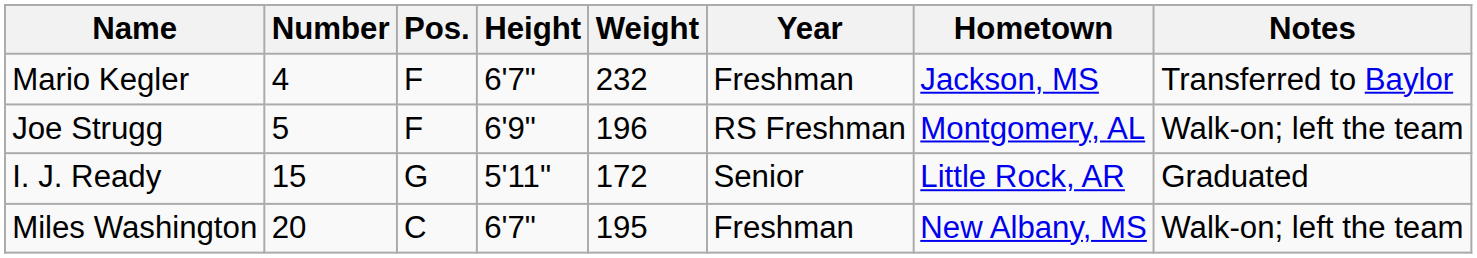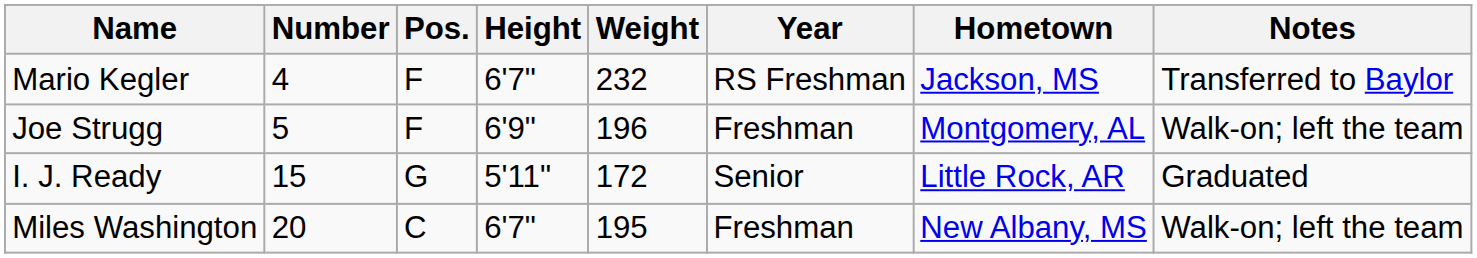(784, 78) Freshman -> (810, 78) RS Freshman
(810, 128) RS Freshman -> (784, 128) Freshman
